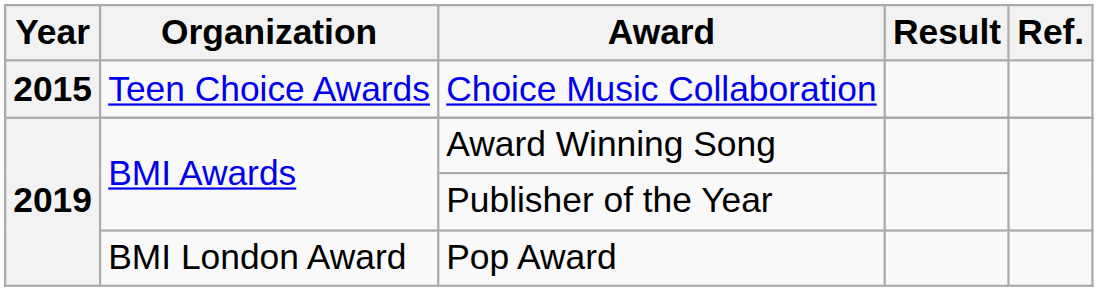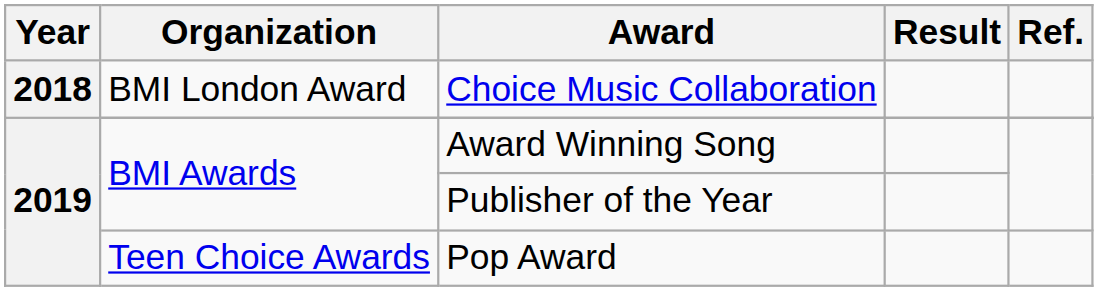(53, 88) 2015 -> (53, 88) 2018
(269, 88) Teen Choice Awards -> (257, 88) BMI London Award
(257, 256) BMI London Award -> (269, 256) Teen Choice Awards
